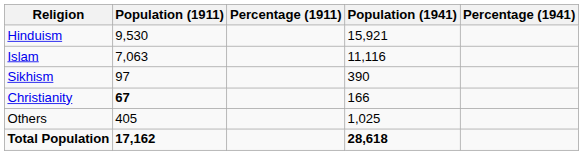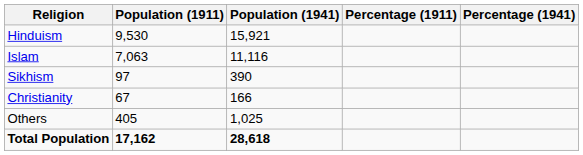columns swapped: (286, 14) <-> (402, 14)
(123, 98) bold -> (123, 98) normal
